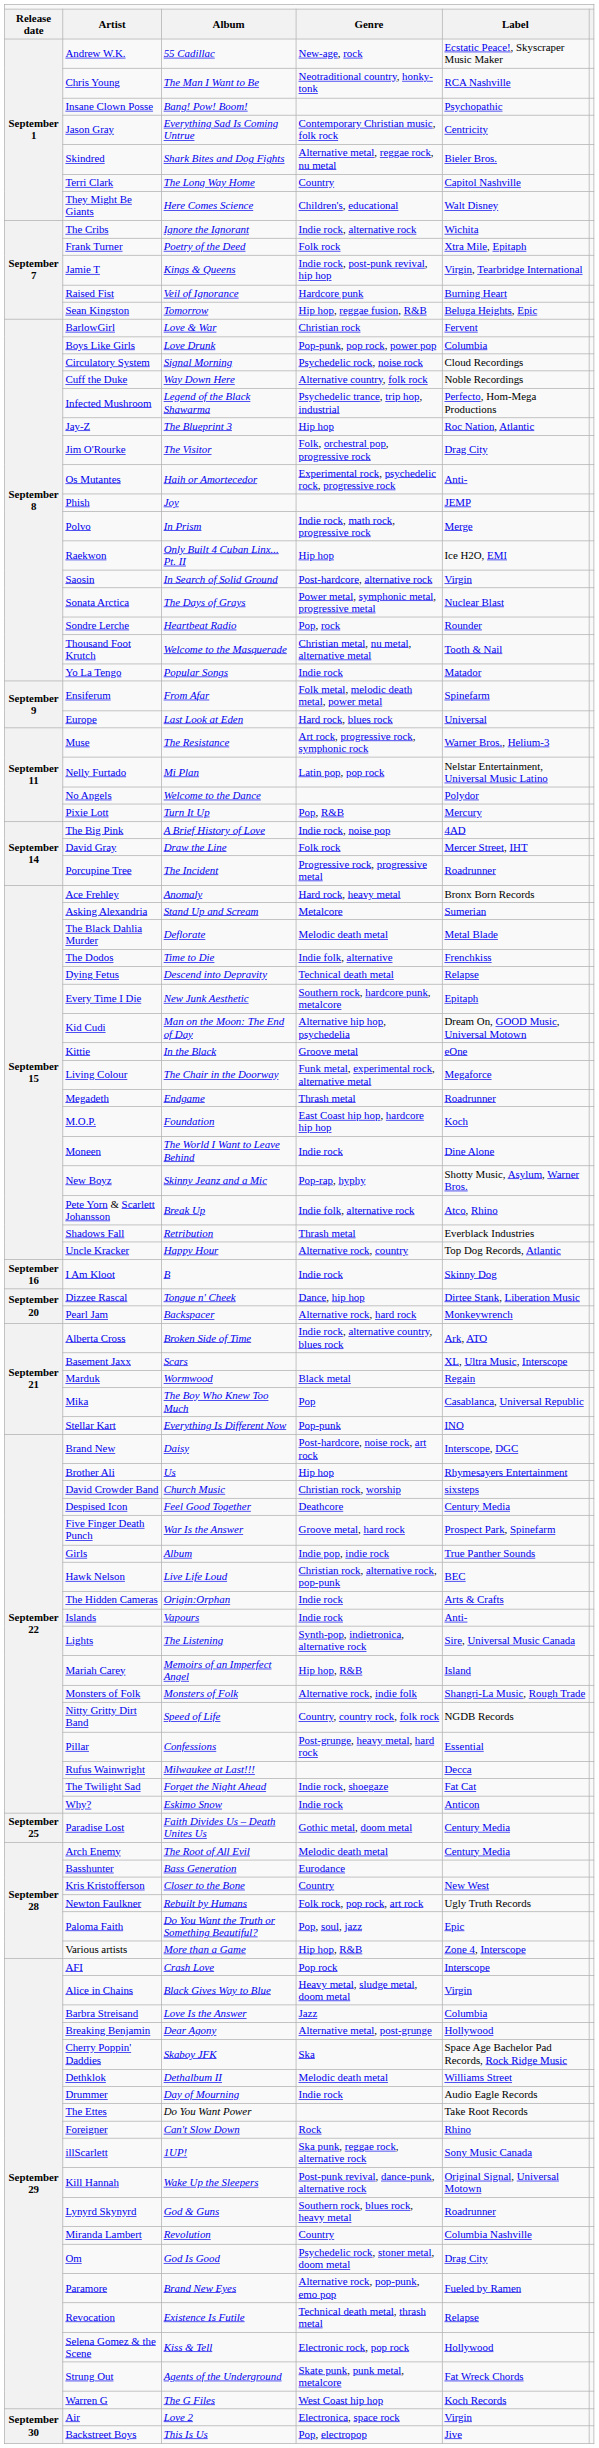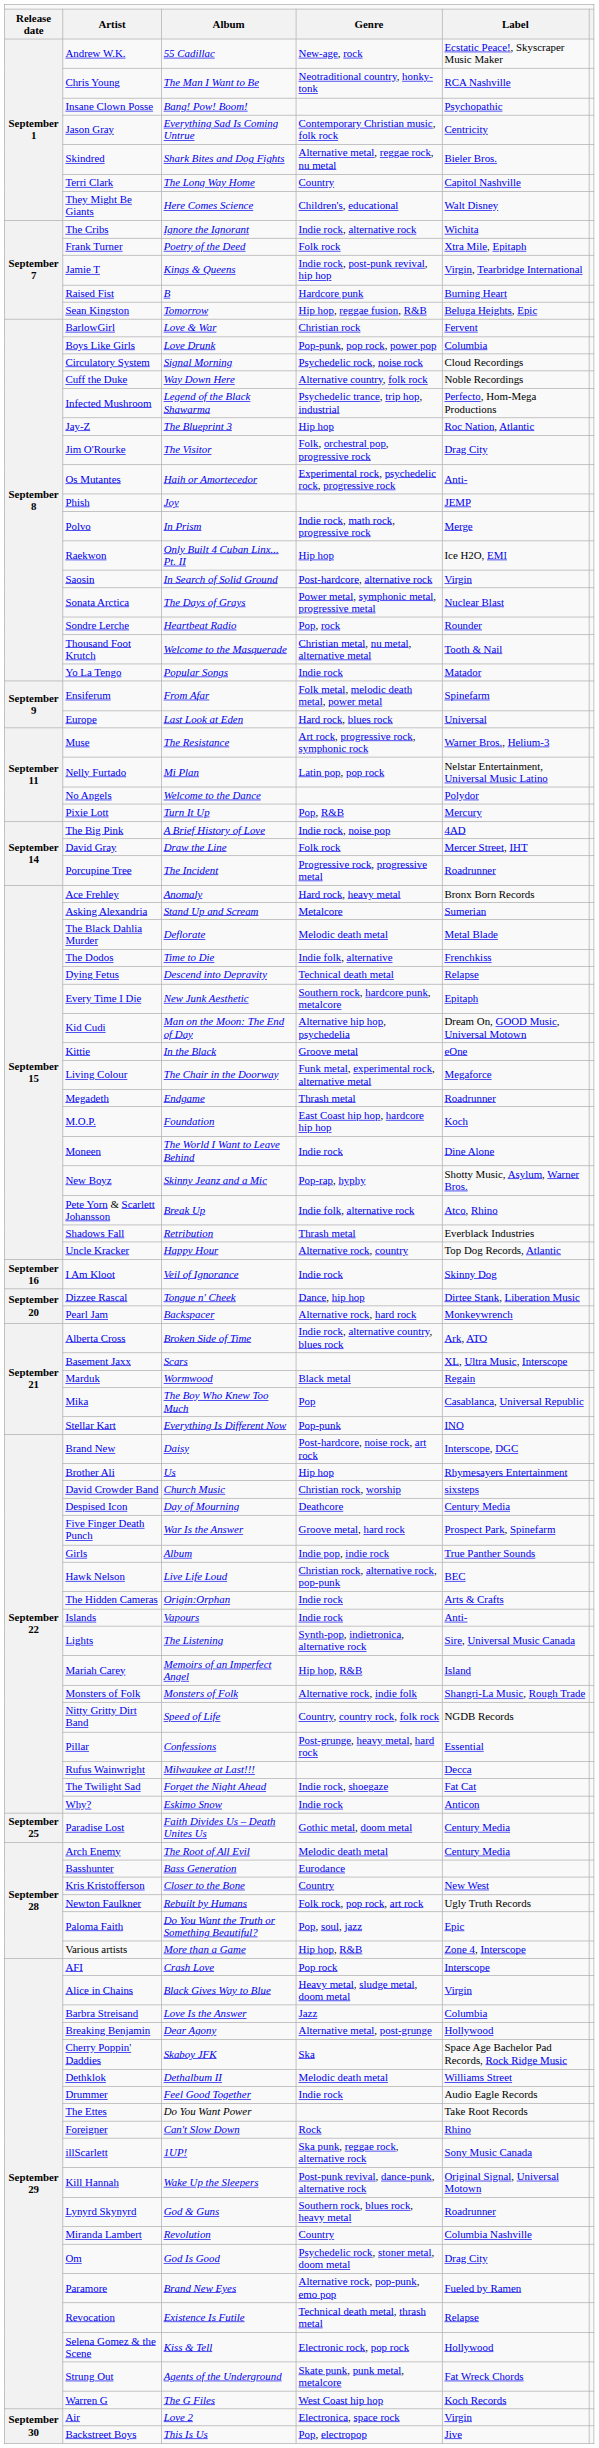(201, 293) Veil of Ignorance -> (167, 293) B
(167, 1274) B -> (201, 1274) Veil of Ignorance
(207, 1506) Feel Good Together -> (201, 1506) Day of Mourning
(201, 2095) Day of Mourning -> (207, 2095) Feel Good Together
